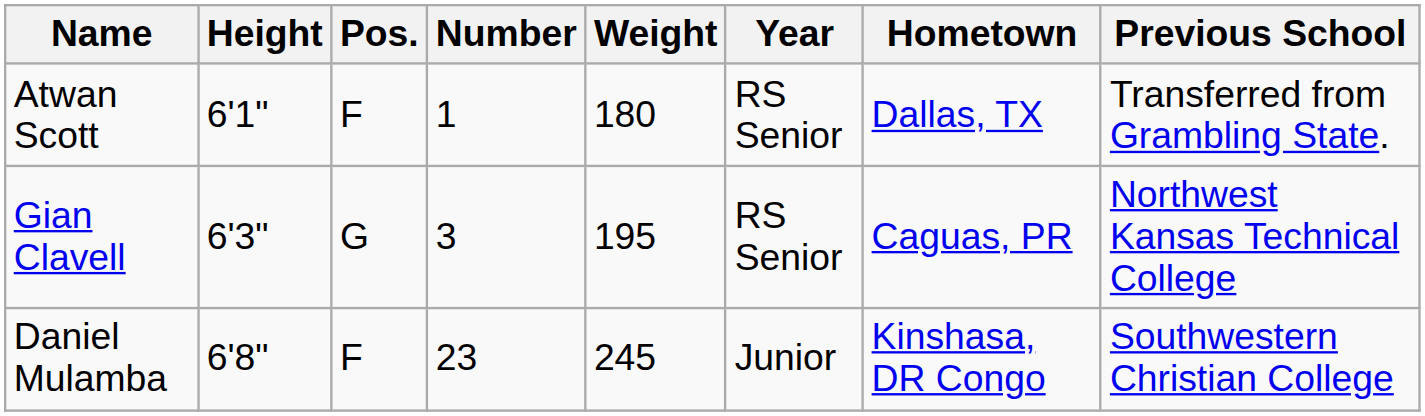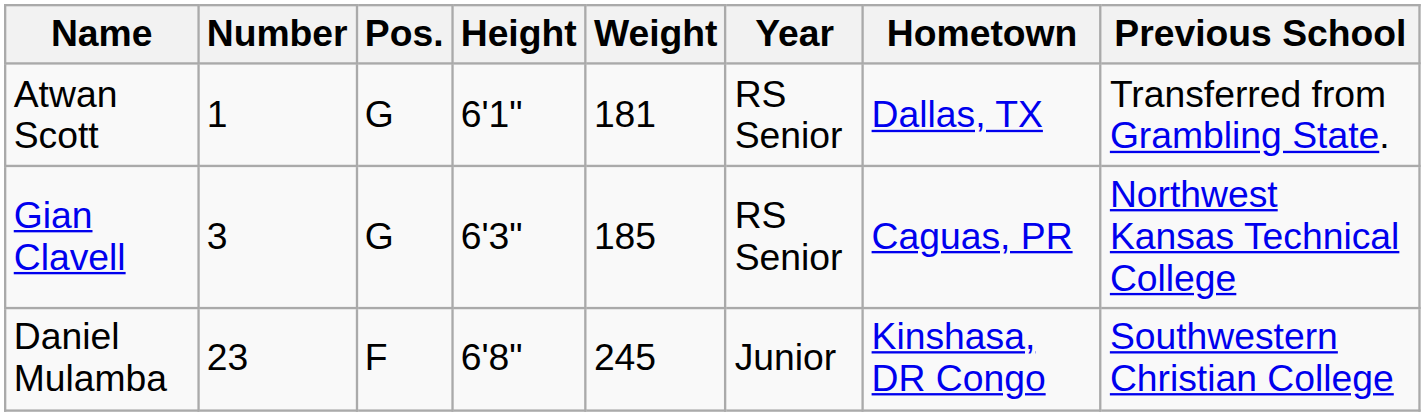columns swapped: (506, 34) <-> (265, 34)
(351, 114) F -> (379, 114) G
(625, 114) 180 -> (625, 114) 181
(625, 236) 195 -> (625, 236) 185
